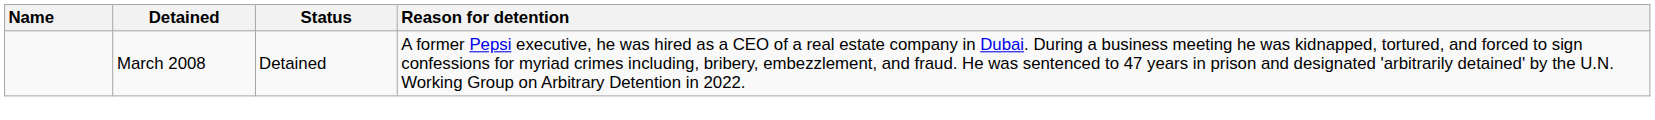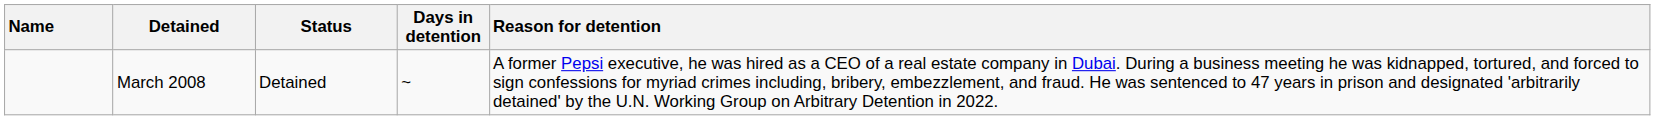+ column: (443, 27)
